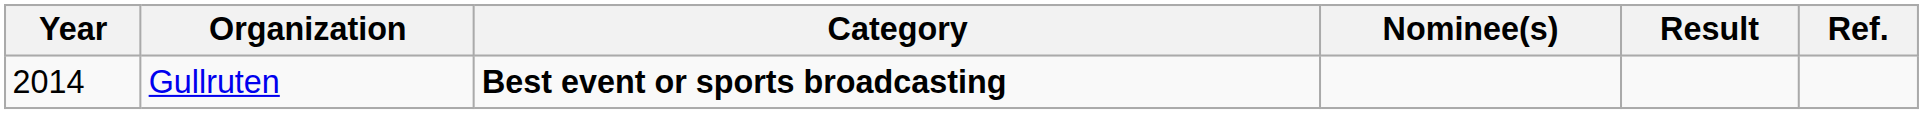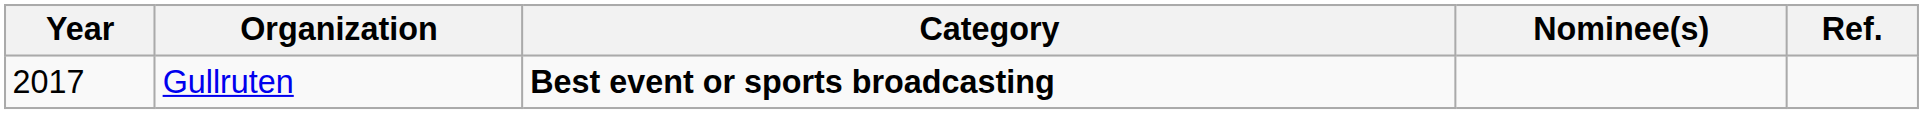- column: (1710, 30)
(48, 81) 2014 -> (48, 81) 2017
